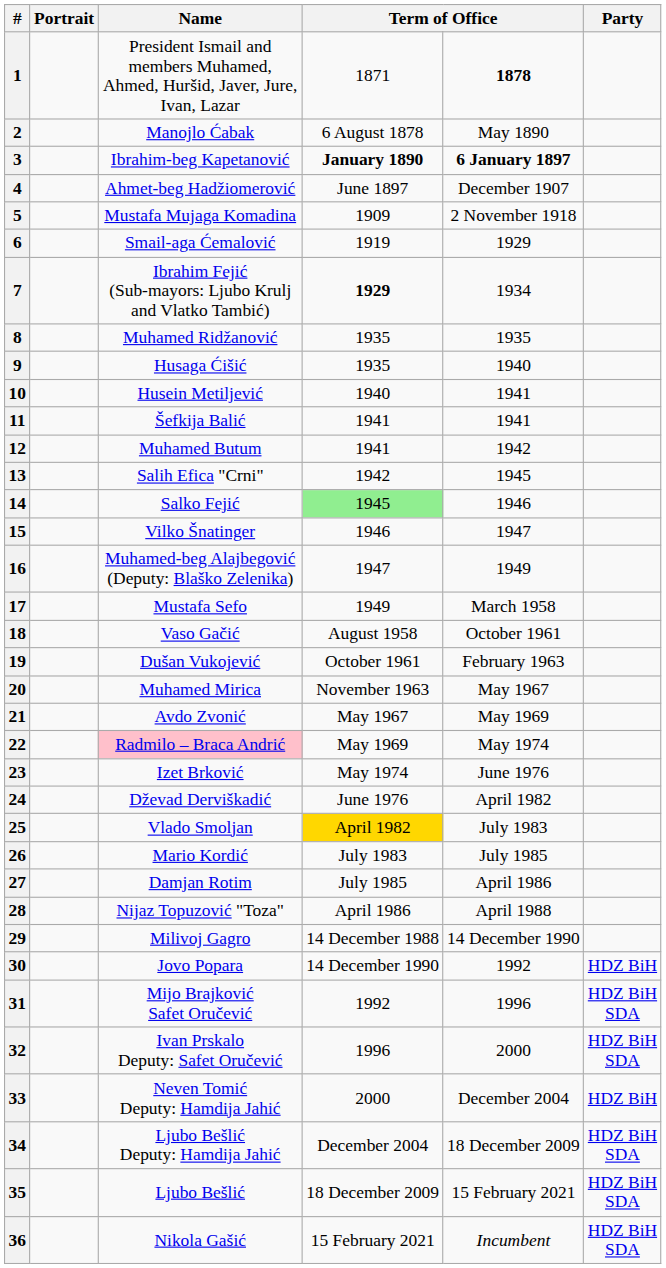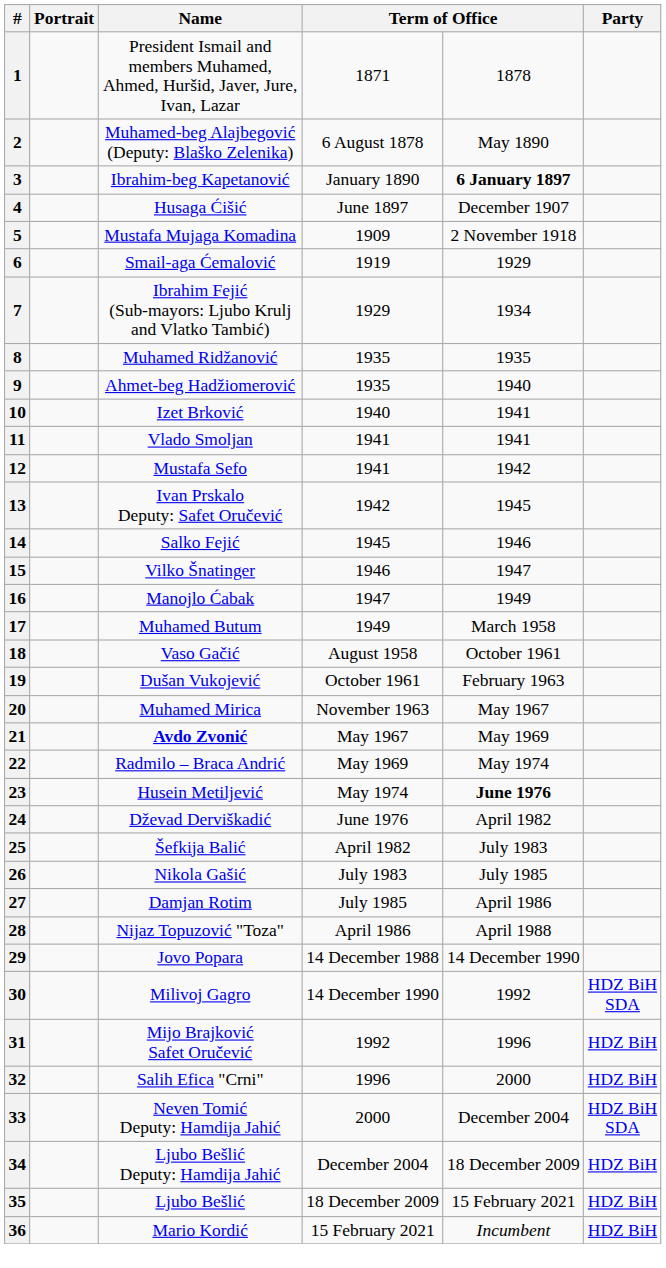(513, 75) bold -> (513, 75) normal
(200, 132) Manojlo Ćabak -> (200, 142) Muhamed-beg Alajbegović (Deputy: Blaško Zelenika)
(373, 160) bold -> (373, 179) normal
(200, 187) Ahmet-beg Hadžiomerović -> (200, 207) Husaga Ćišić
(373, 290) bold -> (373, 310) normal
(200, 365) Husaga Ćišić -> (200, 384) Ahmet-beg Hadžiomerović
(200, 393) Husein Metiljević -> (200, 412) Izet Brković
(200, 420) Šefkija Balić -> (200, 440) Vlado Smoljan
(200, 448) Muhamed Butum -> (200, 467) Mustafa Sefo
(200, 475) Salih Efica "Crni" -> (200, 505) Ivan Prskalo Deputy: Safet Oručević
(373, 503) lightgreen background -> (373, 542) no background
(200, 568) Muhamed-beg Alajbegović (Deputy: Blaško Zelenika) -> (200, 598) Manojlo Ćabak
(200, 606) Mustafa Sefo -> (200, 625) Muhamed Butum
(200, 716) normal -> (200, 736) bold
(200, 744) pink background -> (200, 764) no background
(200, 772) Izet Brković -> (200, 791) Husein Metiljević
(513, 772) normal -> (513, 791) bold
(200, 827) Vlado Smoljan -> (200, 847) Šefkija Balić
(373, 827) gold background -> (373, 847) no background
(200, 855) Mario Kordić -> (200, 874) Nikola Gašić
(200, 938) Milivoj Gagro -> (200, 957) Jovo Popara
(200, 965) Jovo Popara -> (200, 995) Milivoj Gagro
(622, 965) HDZ BiH -> (622, 995) HDZ BiH SDA
(622, 1003) HDZ BiH SDA -> (622, 1042) HDZ BiH
(200, 1050) Ivan Prskalo Deputy: Safet Oručević -> (200, 1079) Salih Efica "Crni"
(622, 1050) HDZ BiH SDA -> (622, 1079) HDZ BiH
(622, 1097) HDZ BiH -> (622, 1117) HDZ BiH SDA
(622, 1145) HDZ BiH SDA -> (622, 1164) HDZ BiH
(622, 1192) HDZ BiH SDA -> (622, 1202) HDZ BiH
(200, 1239) Nikola Gašić -> (200, 1229) Mario Kordić
(622, 1239) HDZ BiH SDA -> (622, 1229) HDZ BiH
